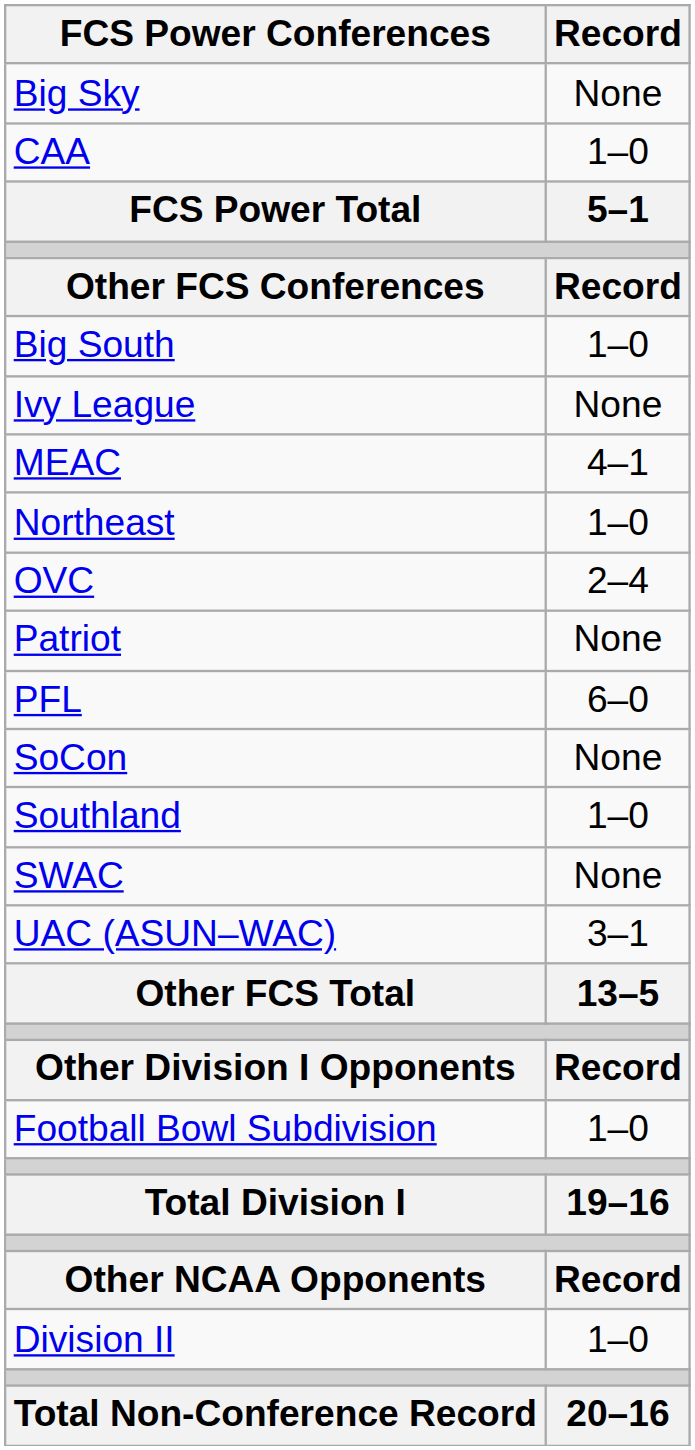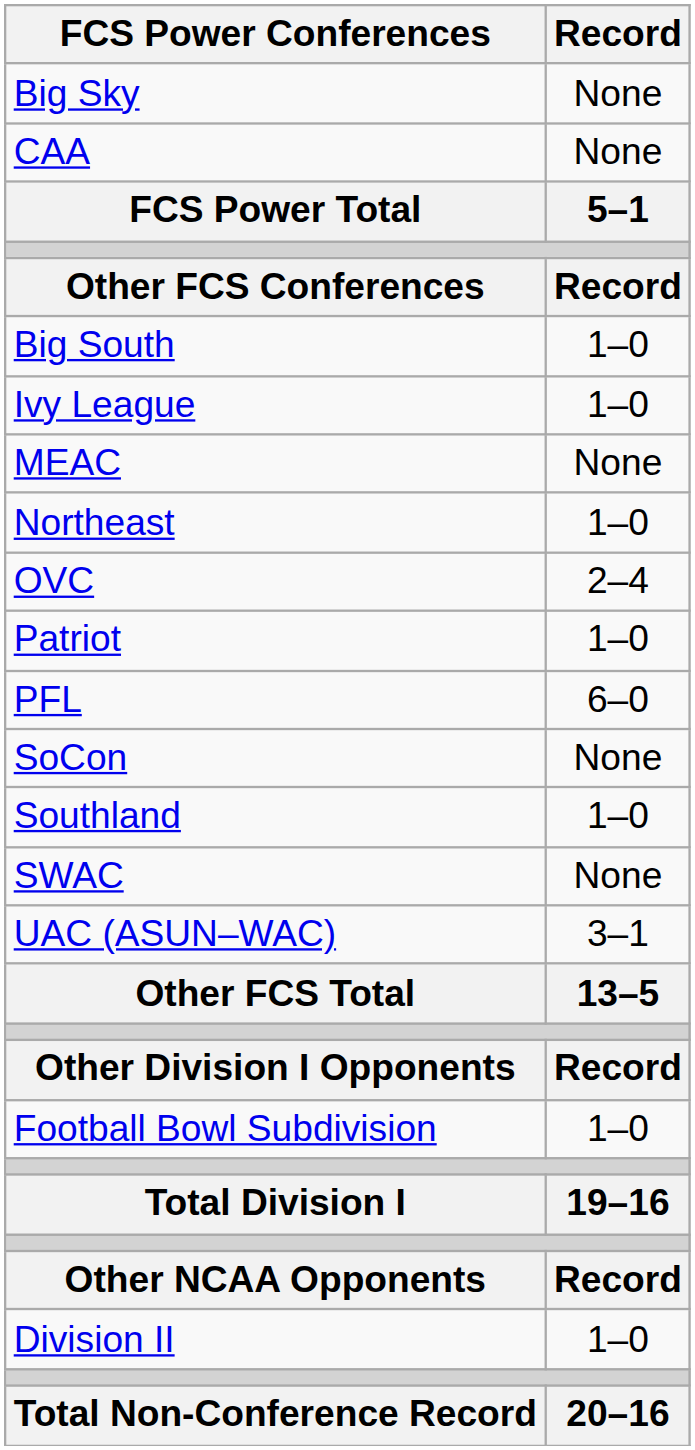(618, 151) 1–0 -> (618, 151) None
(618, 404) None -> (618, 404) 1–0
(618, 463) 4–1 -> (618, 463) None
(618, 639) None -> (618, 639) 1–0
